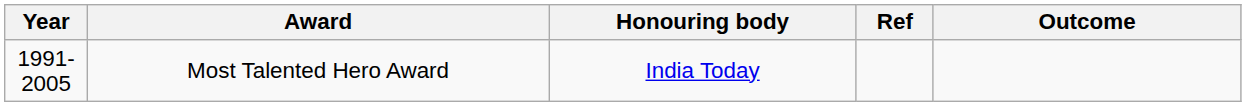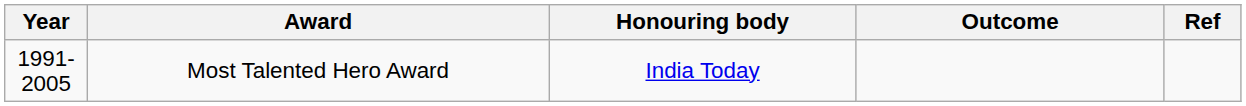columns swapped: (1087, 22) <-> (895, 22)
